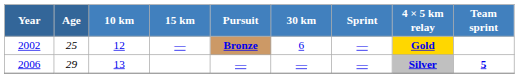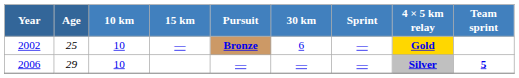(119, 45) 12 -> (119, 45) 10
(119, 64) 13 -> (119, 64) 10
